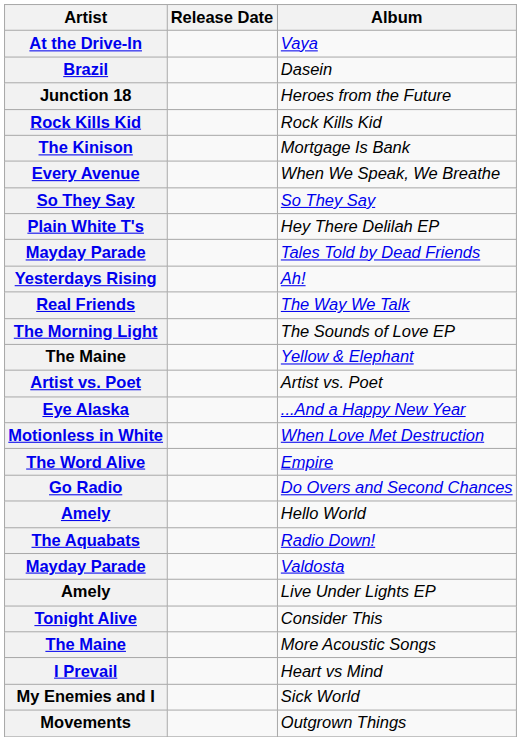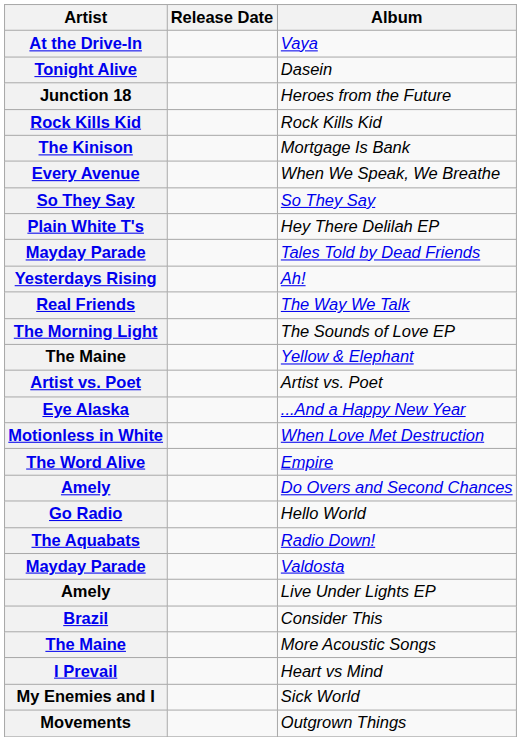(86, 69) Brazil -> (86, 69) Tonight Alive
(86, 488) Go Radio -> (86, 488) Amely
(86, 514) Amely -> (86, 514) Go Radio
(86, 618) Tonight Alive -> (86, 618) Brazil
